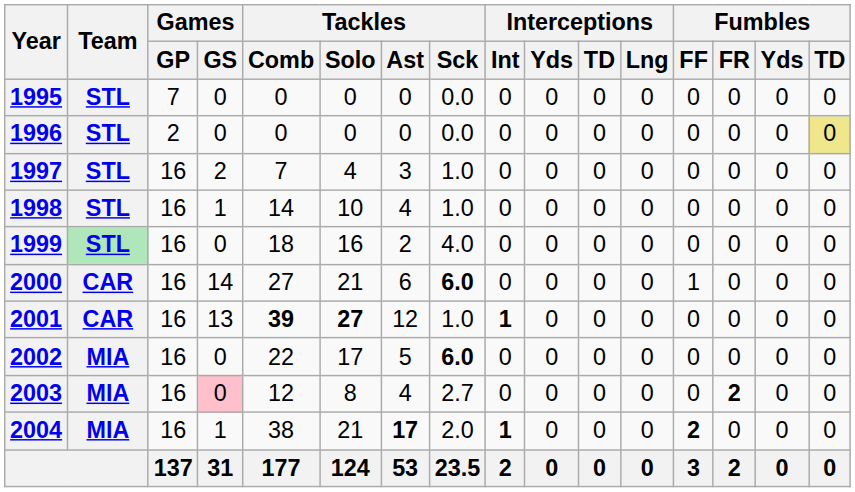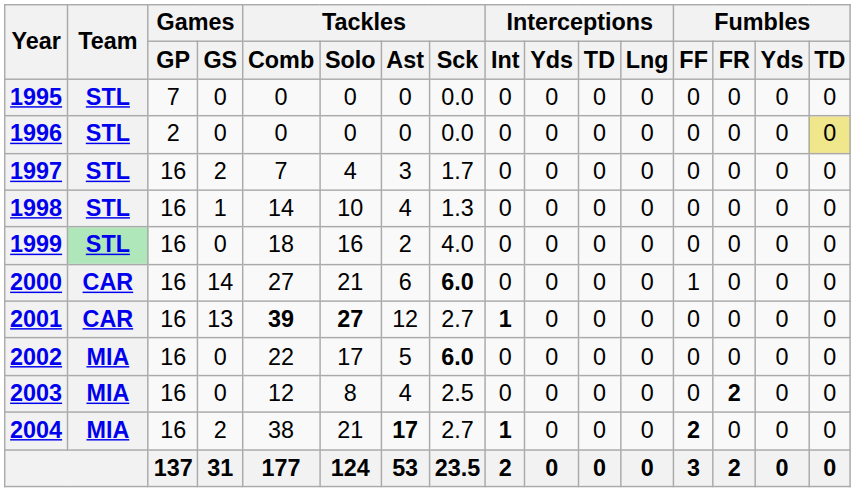(457, 171) 1.0 -> (457, 171) 1.7
(457, 208) 1.0 -> (457, 208) 1.3
(457, 319) 1.0 -> (457, 319) 2.7
(220, 393) pink background -> (220, 393) no background
(457, 393) 2.7 -> (457, 393) 2.5
(220, 430) 1 -> (220, 430) 2
(457, 430) 2.0 -> (457, 430) 2.7
